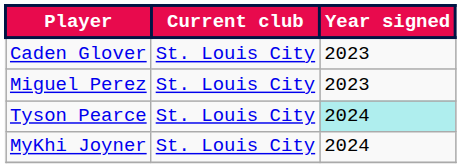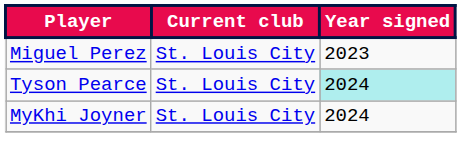- row: (78, 54)
